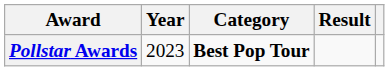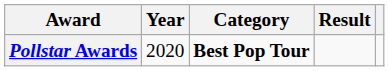(165, 50) 2023 -> (165, 50) 2020
